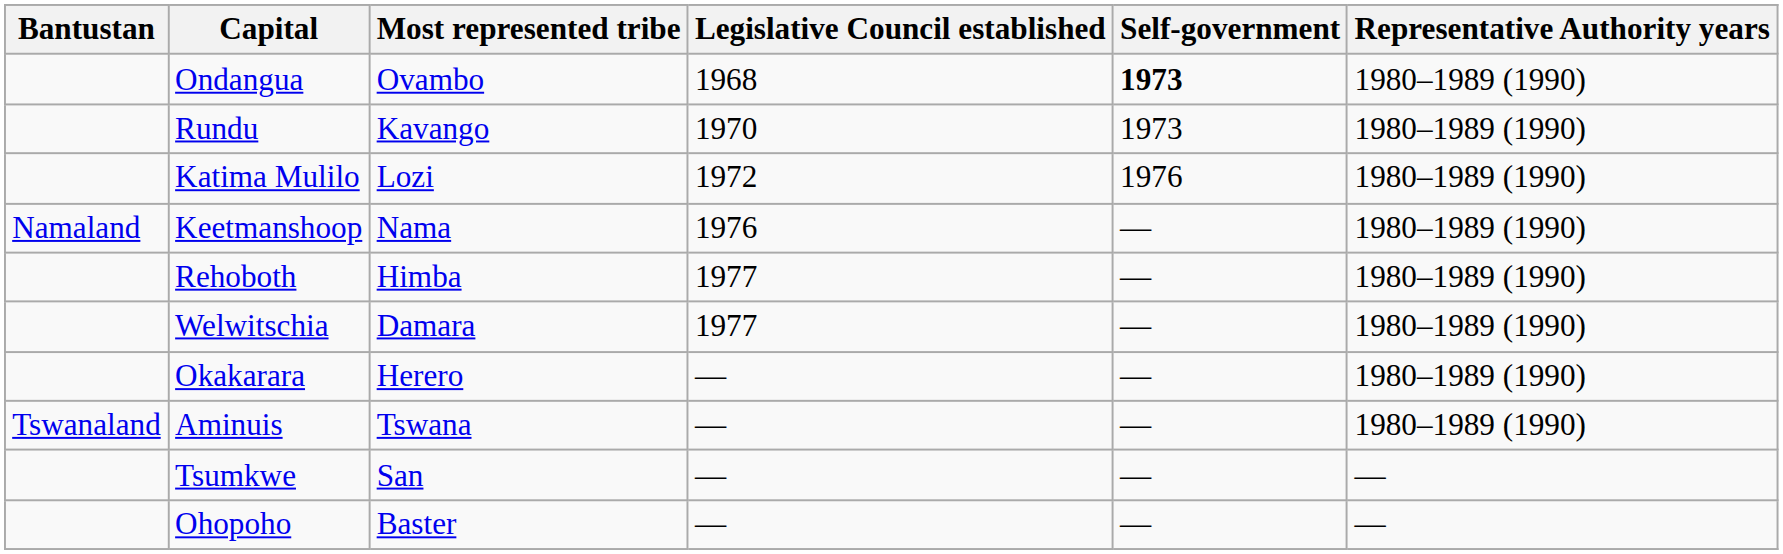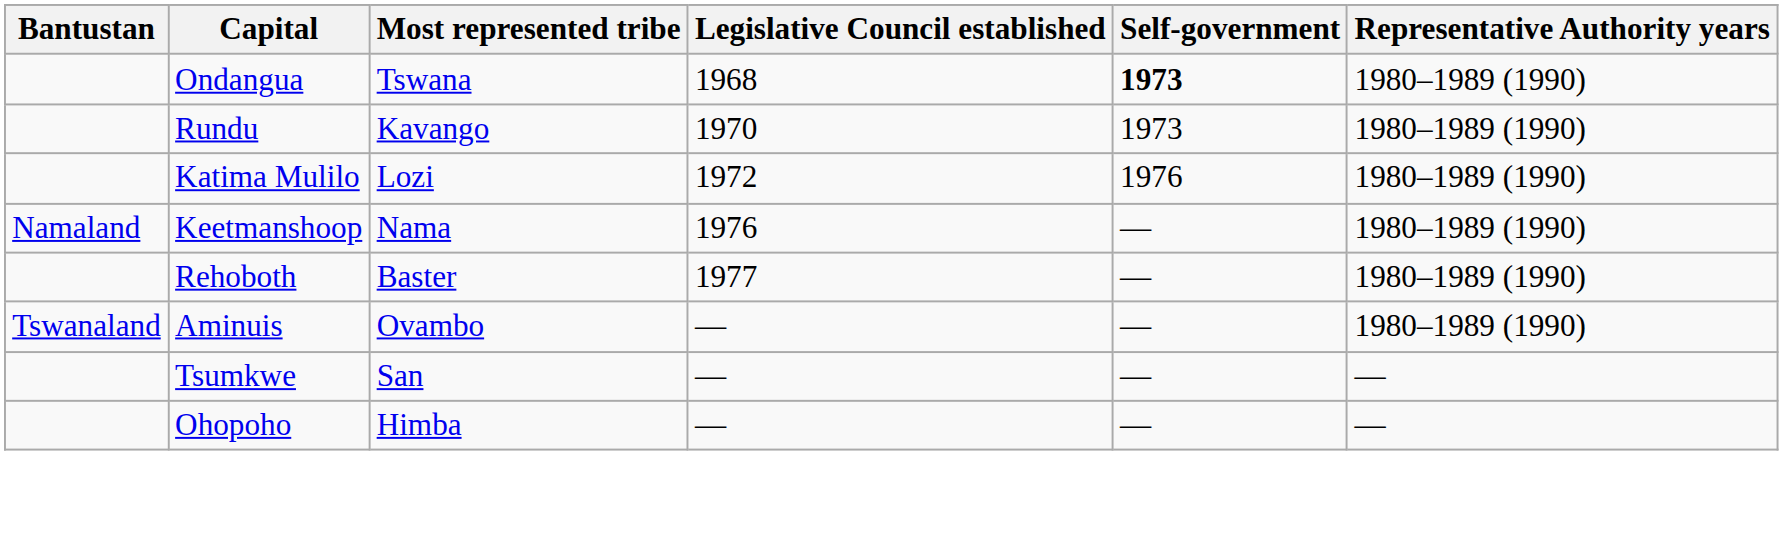(430, 78) Ovambo -> (424, 78) Tswana
(419, 276) Himba -> (417, 276) Baster
- row: (252, 326)
- row: (240, 375)
(424, 425) Tswana -> (430, 326) Ovambo
(417, 524) Baster -> (419, 425) Himba
